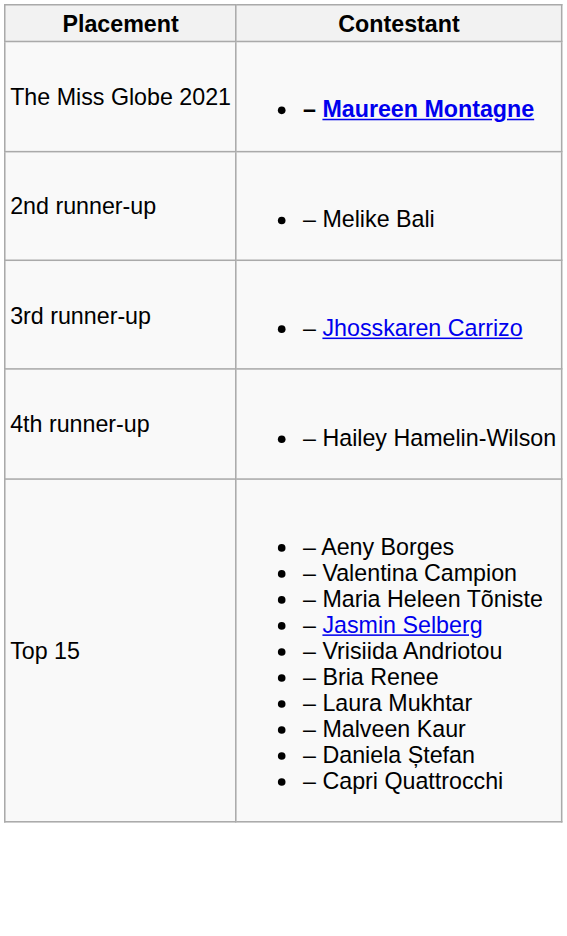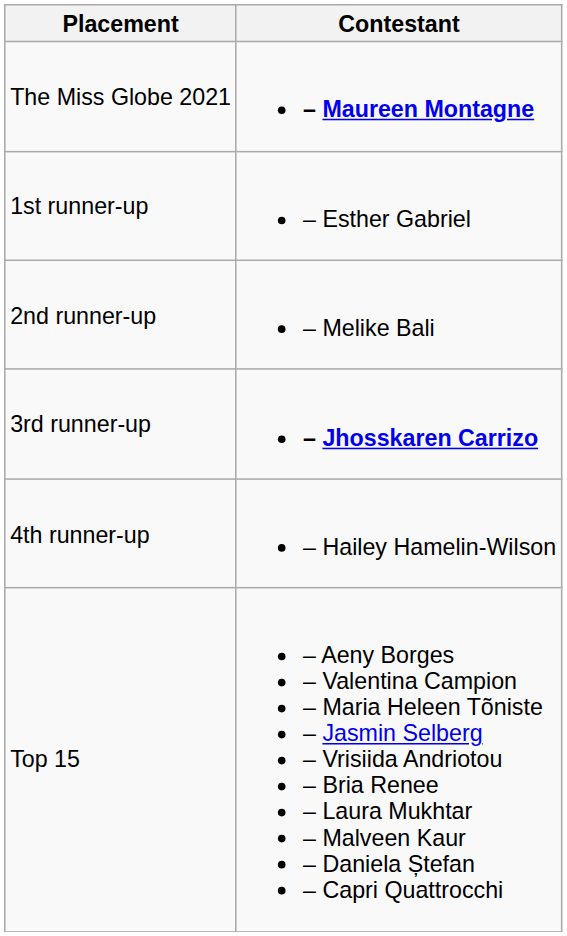+ row: (79, 206)
(399, 328) normal -> (399, 437) bold
